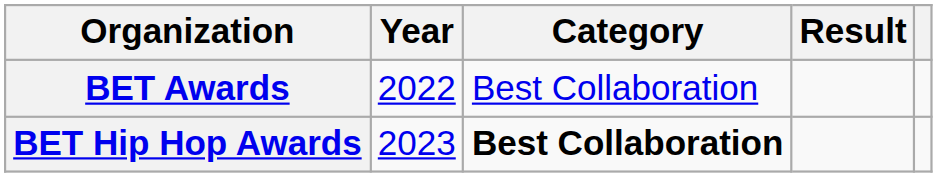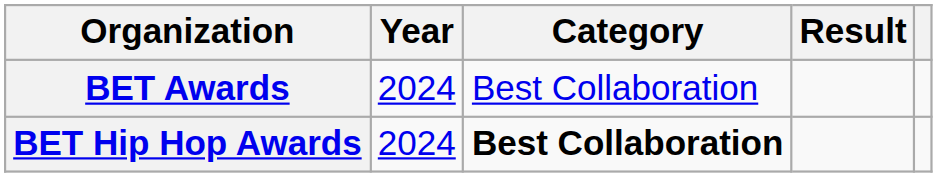(417, 87) 2022 -> (417, 87) 2024
(417, 143) 2023 -> (417, 143) 2024
